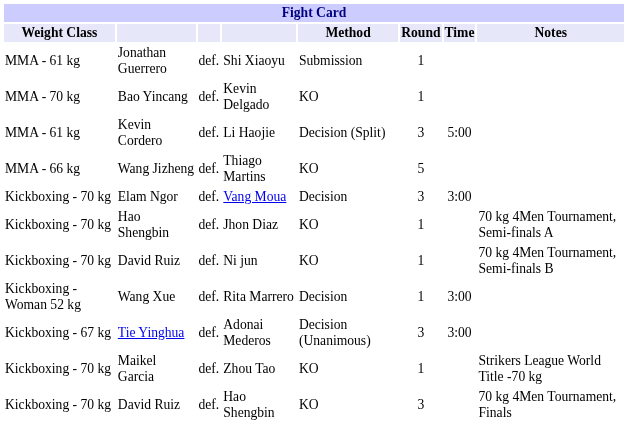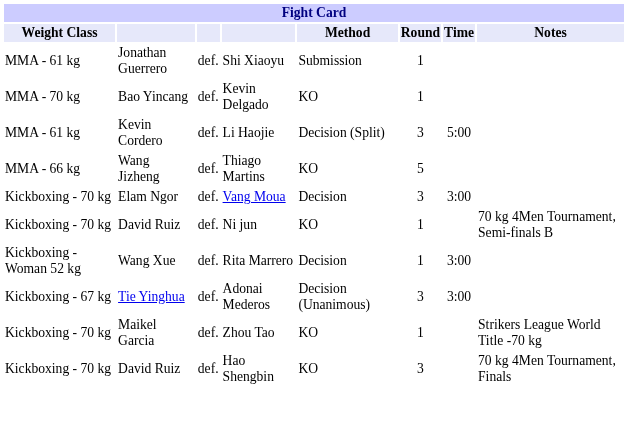- row: (251, 224)
